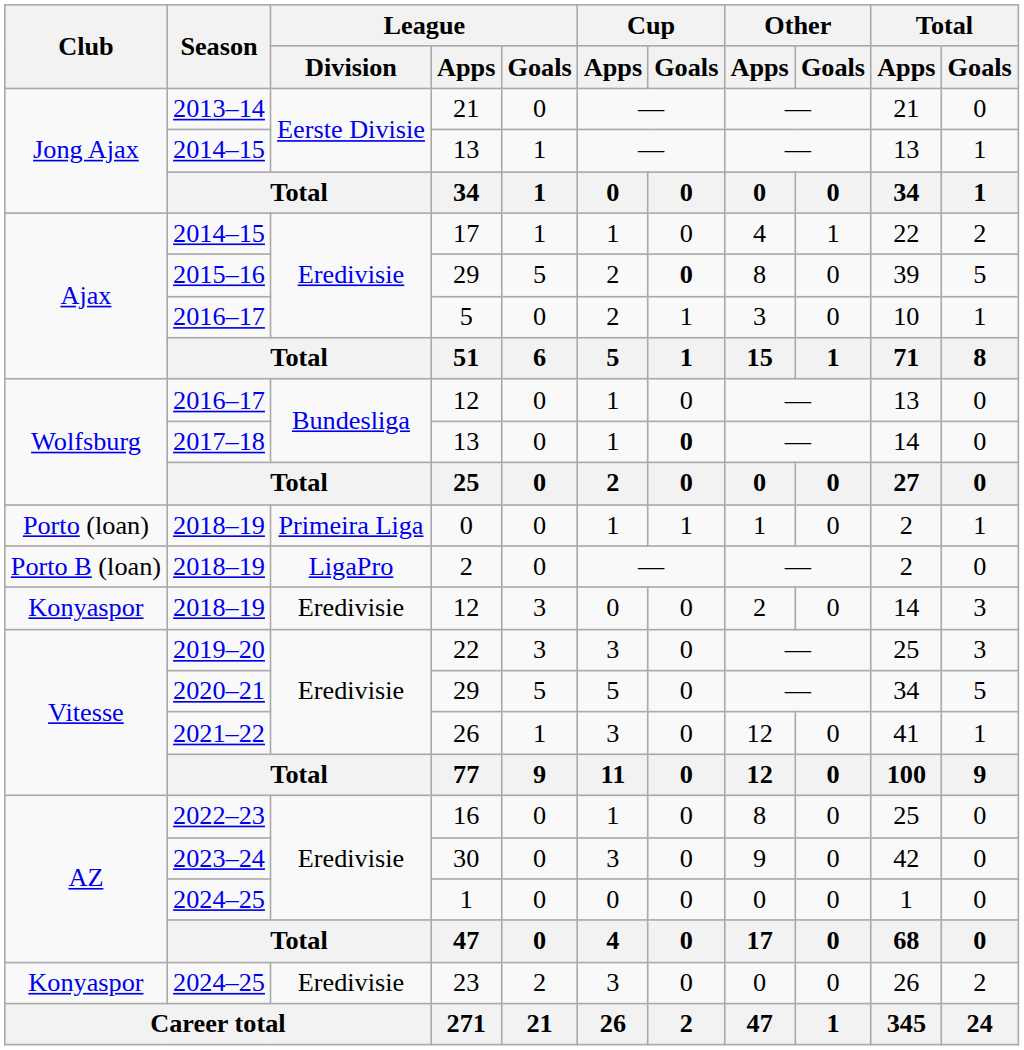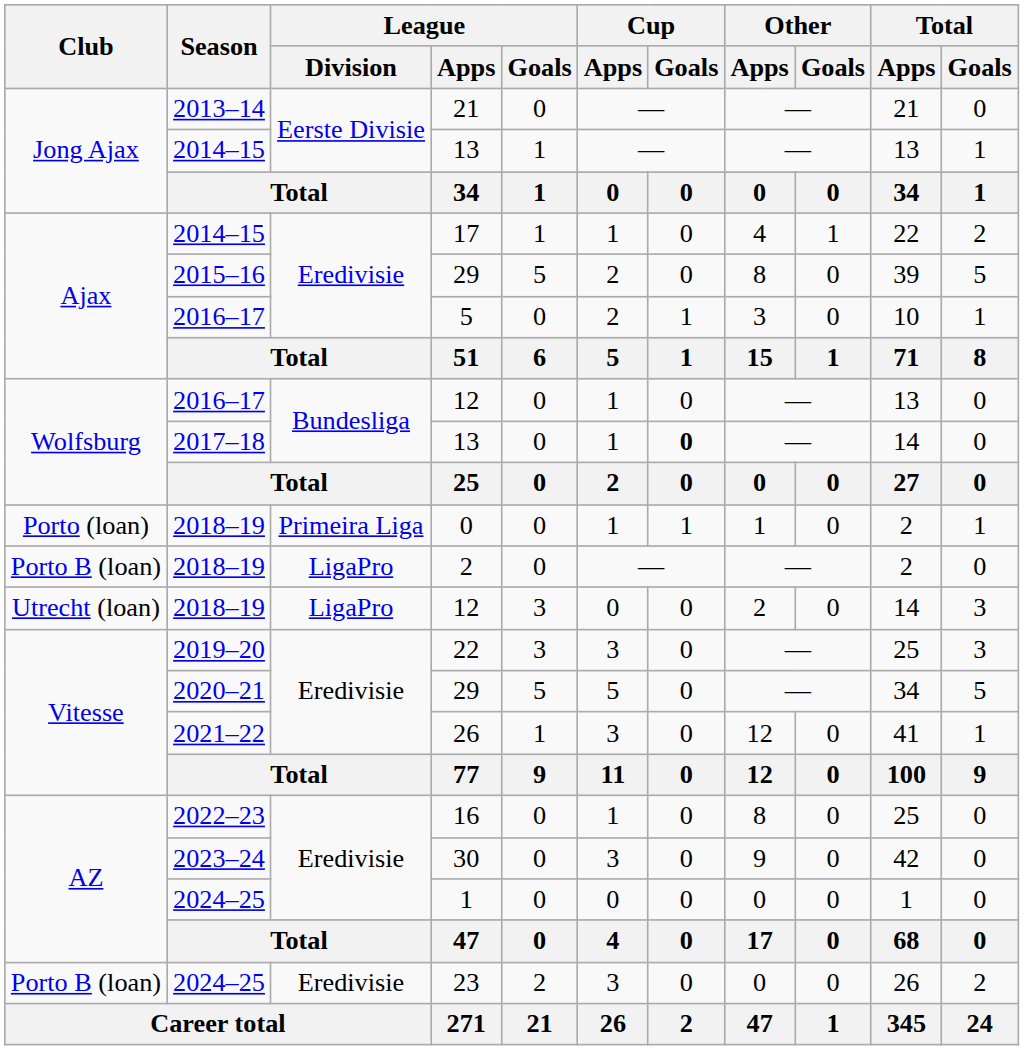(686, 274) bold -> (686, 274) normal
(86, 607) Konyaspor -> (86, 607) Utrecht (loan)
(351, 607) Eredivisie -> (351, 607) LigaPro
(86, 982) Konyaspor -> (86, 982) Porto B (loan)
